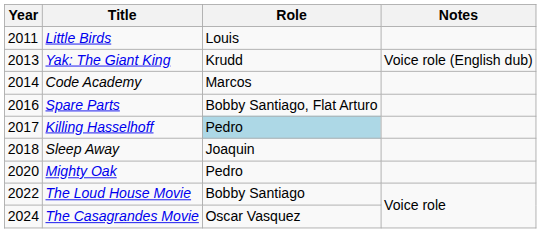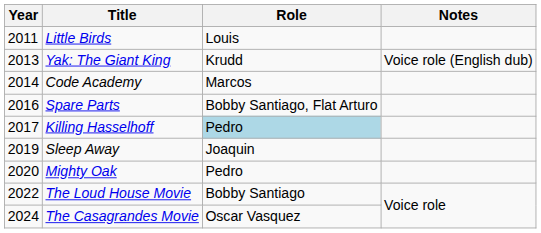(23, 149) 2018 -> (23, 149) 2019
